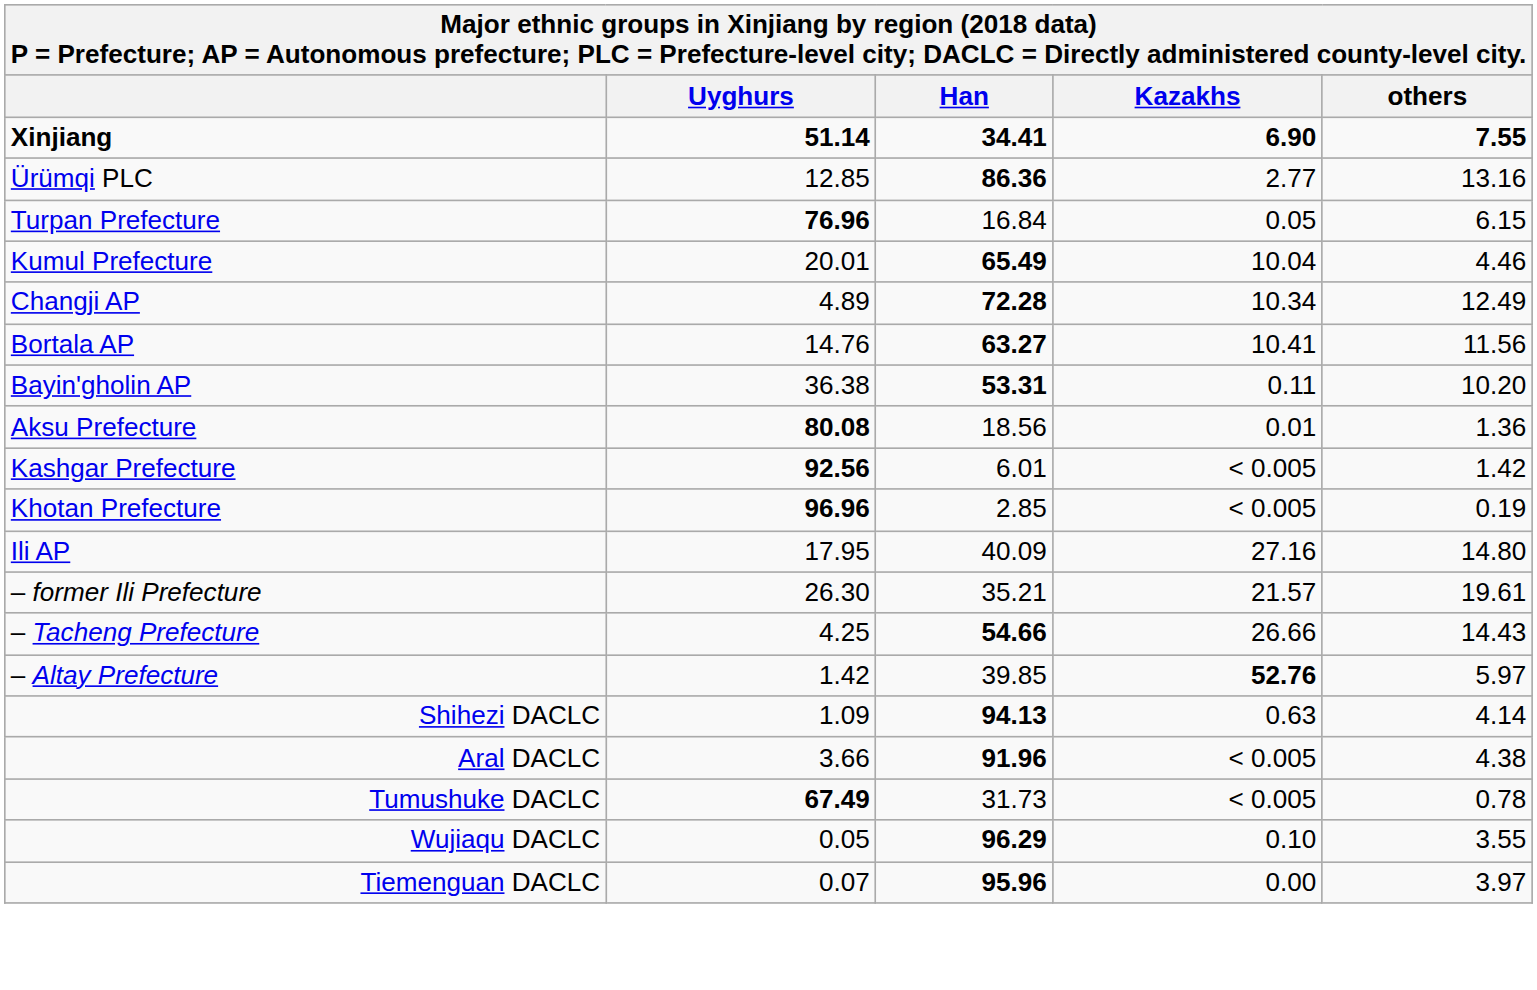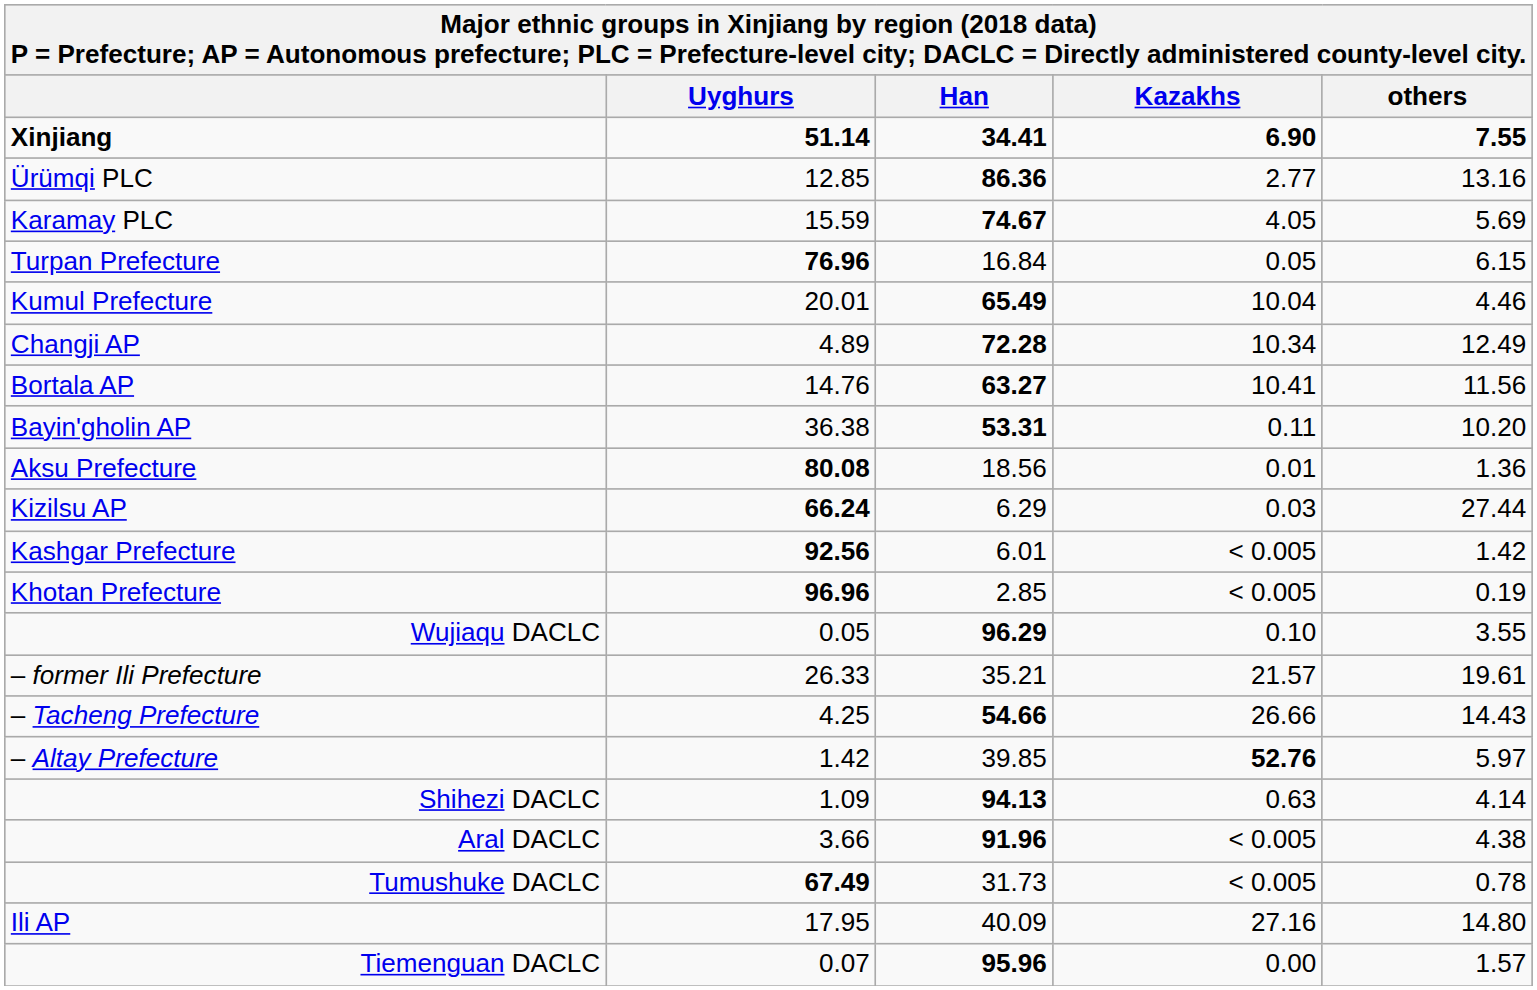+ row: (92, 219)
+ row: (69, 509)
rows swapped: (41, 550) <-> (505, 840)
(837, 592) 26.30 -> (837, 674) 26.33
(1501, 881) 3.97 -> (1501, 964) 1.57
